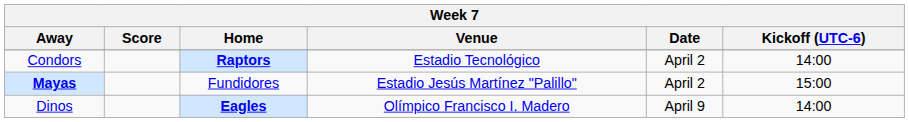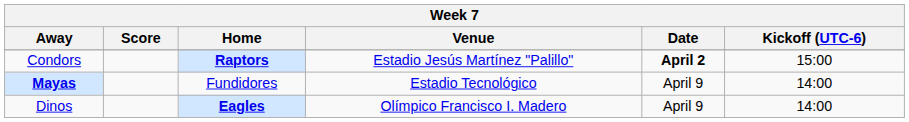(477, 60) Estadio Tecnológico -> (473, 60) Estadio Jesús Martínez "Palillo"
(685, 60) normal -> (683, 60) bold
(814, 60) 14:00 -> (814, 60) 15:00
(477, 83) Estadio Jesús Martínez "Palillo" -> (473, 83) Estadio Tecnológico
(685, 83) April 2 -> (683, 83) April 9
(814, 83) 15:00 -> (814, 83) 14:00
